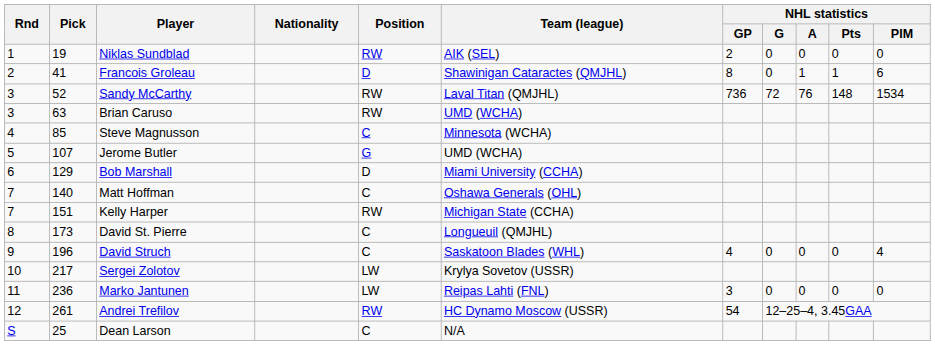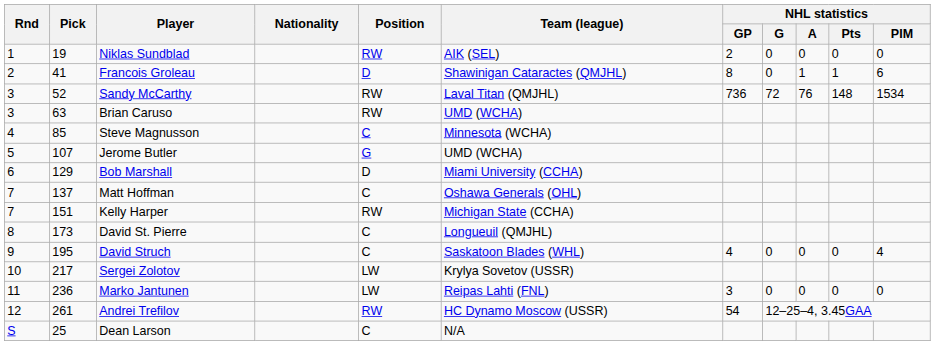(63, 192) 140 -> (63, 192) 137
(63, 251) 196 -> (63, 251) 195
